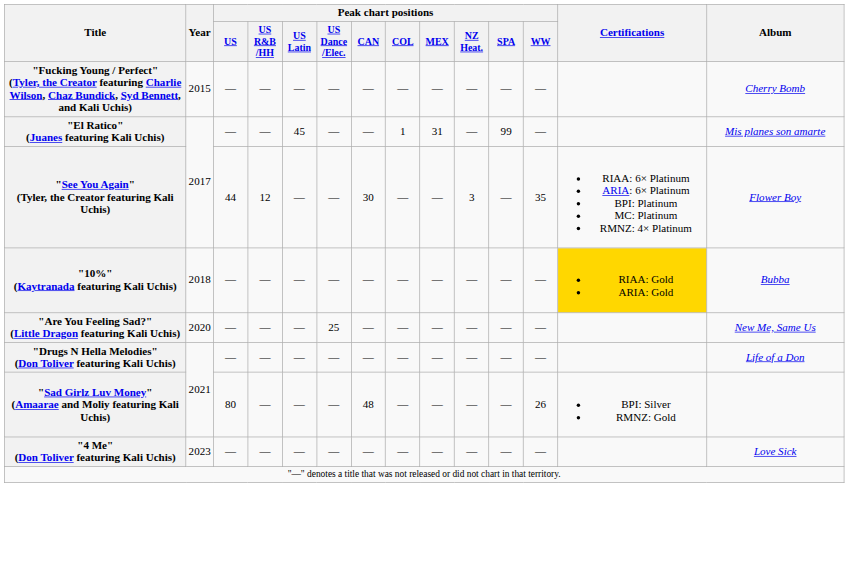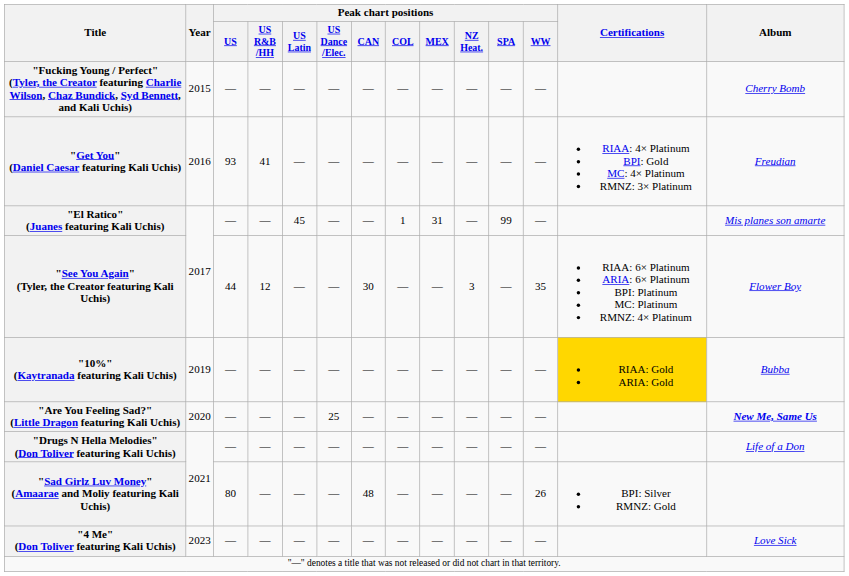+ row: (95, 161)
(200, 280) 2018 -> (200, 369) 2019
(775, 327) normal -> (775, 416) bold
